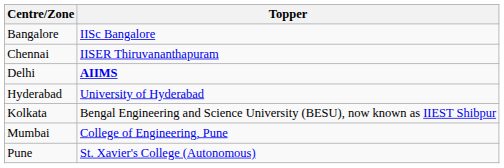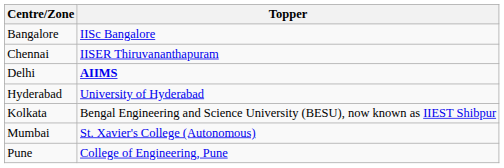(154, 133) College of Engineering, Pune -> (168, 133) St. Xavier's College (Autonomous)
(168, 152) St. Xavier's College (Autonomous) -> (154, 152) College of Engineering, Pune
